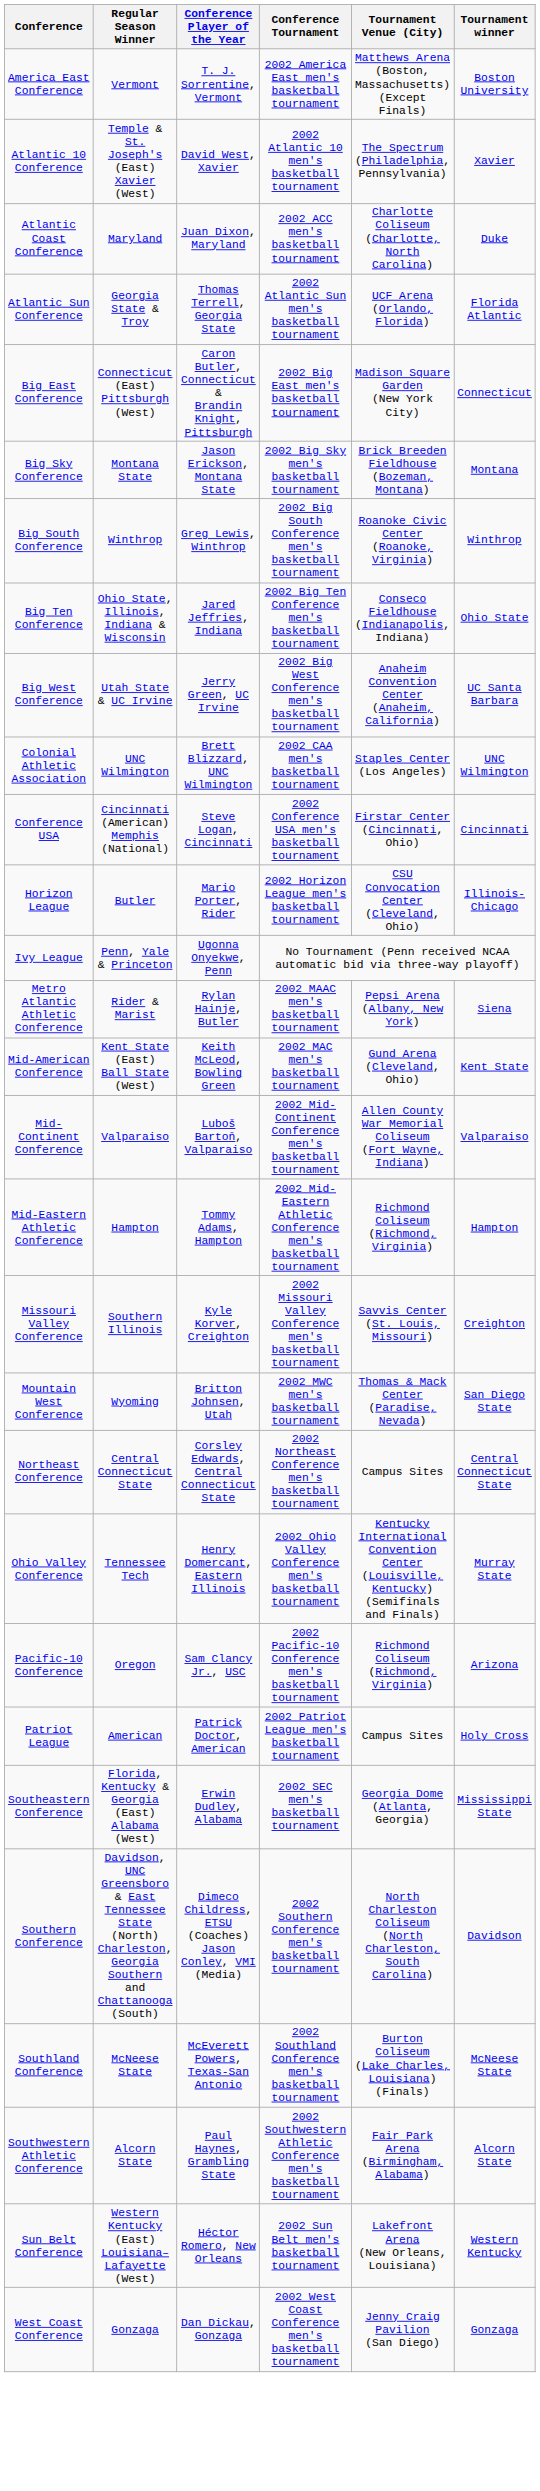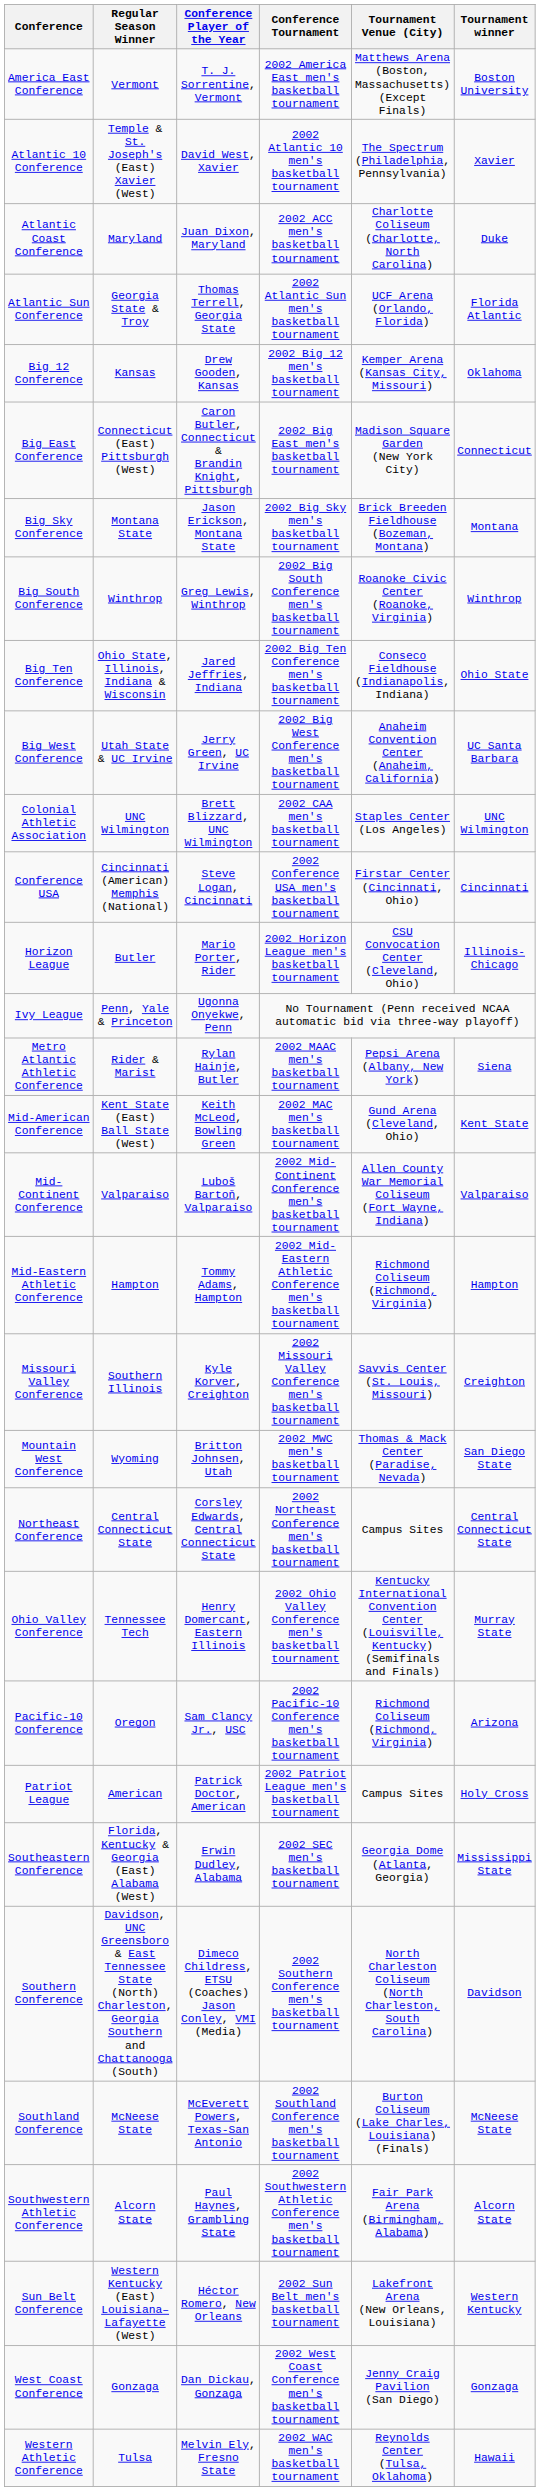+ row: (49, 373)
+ row: (49, 2458)
